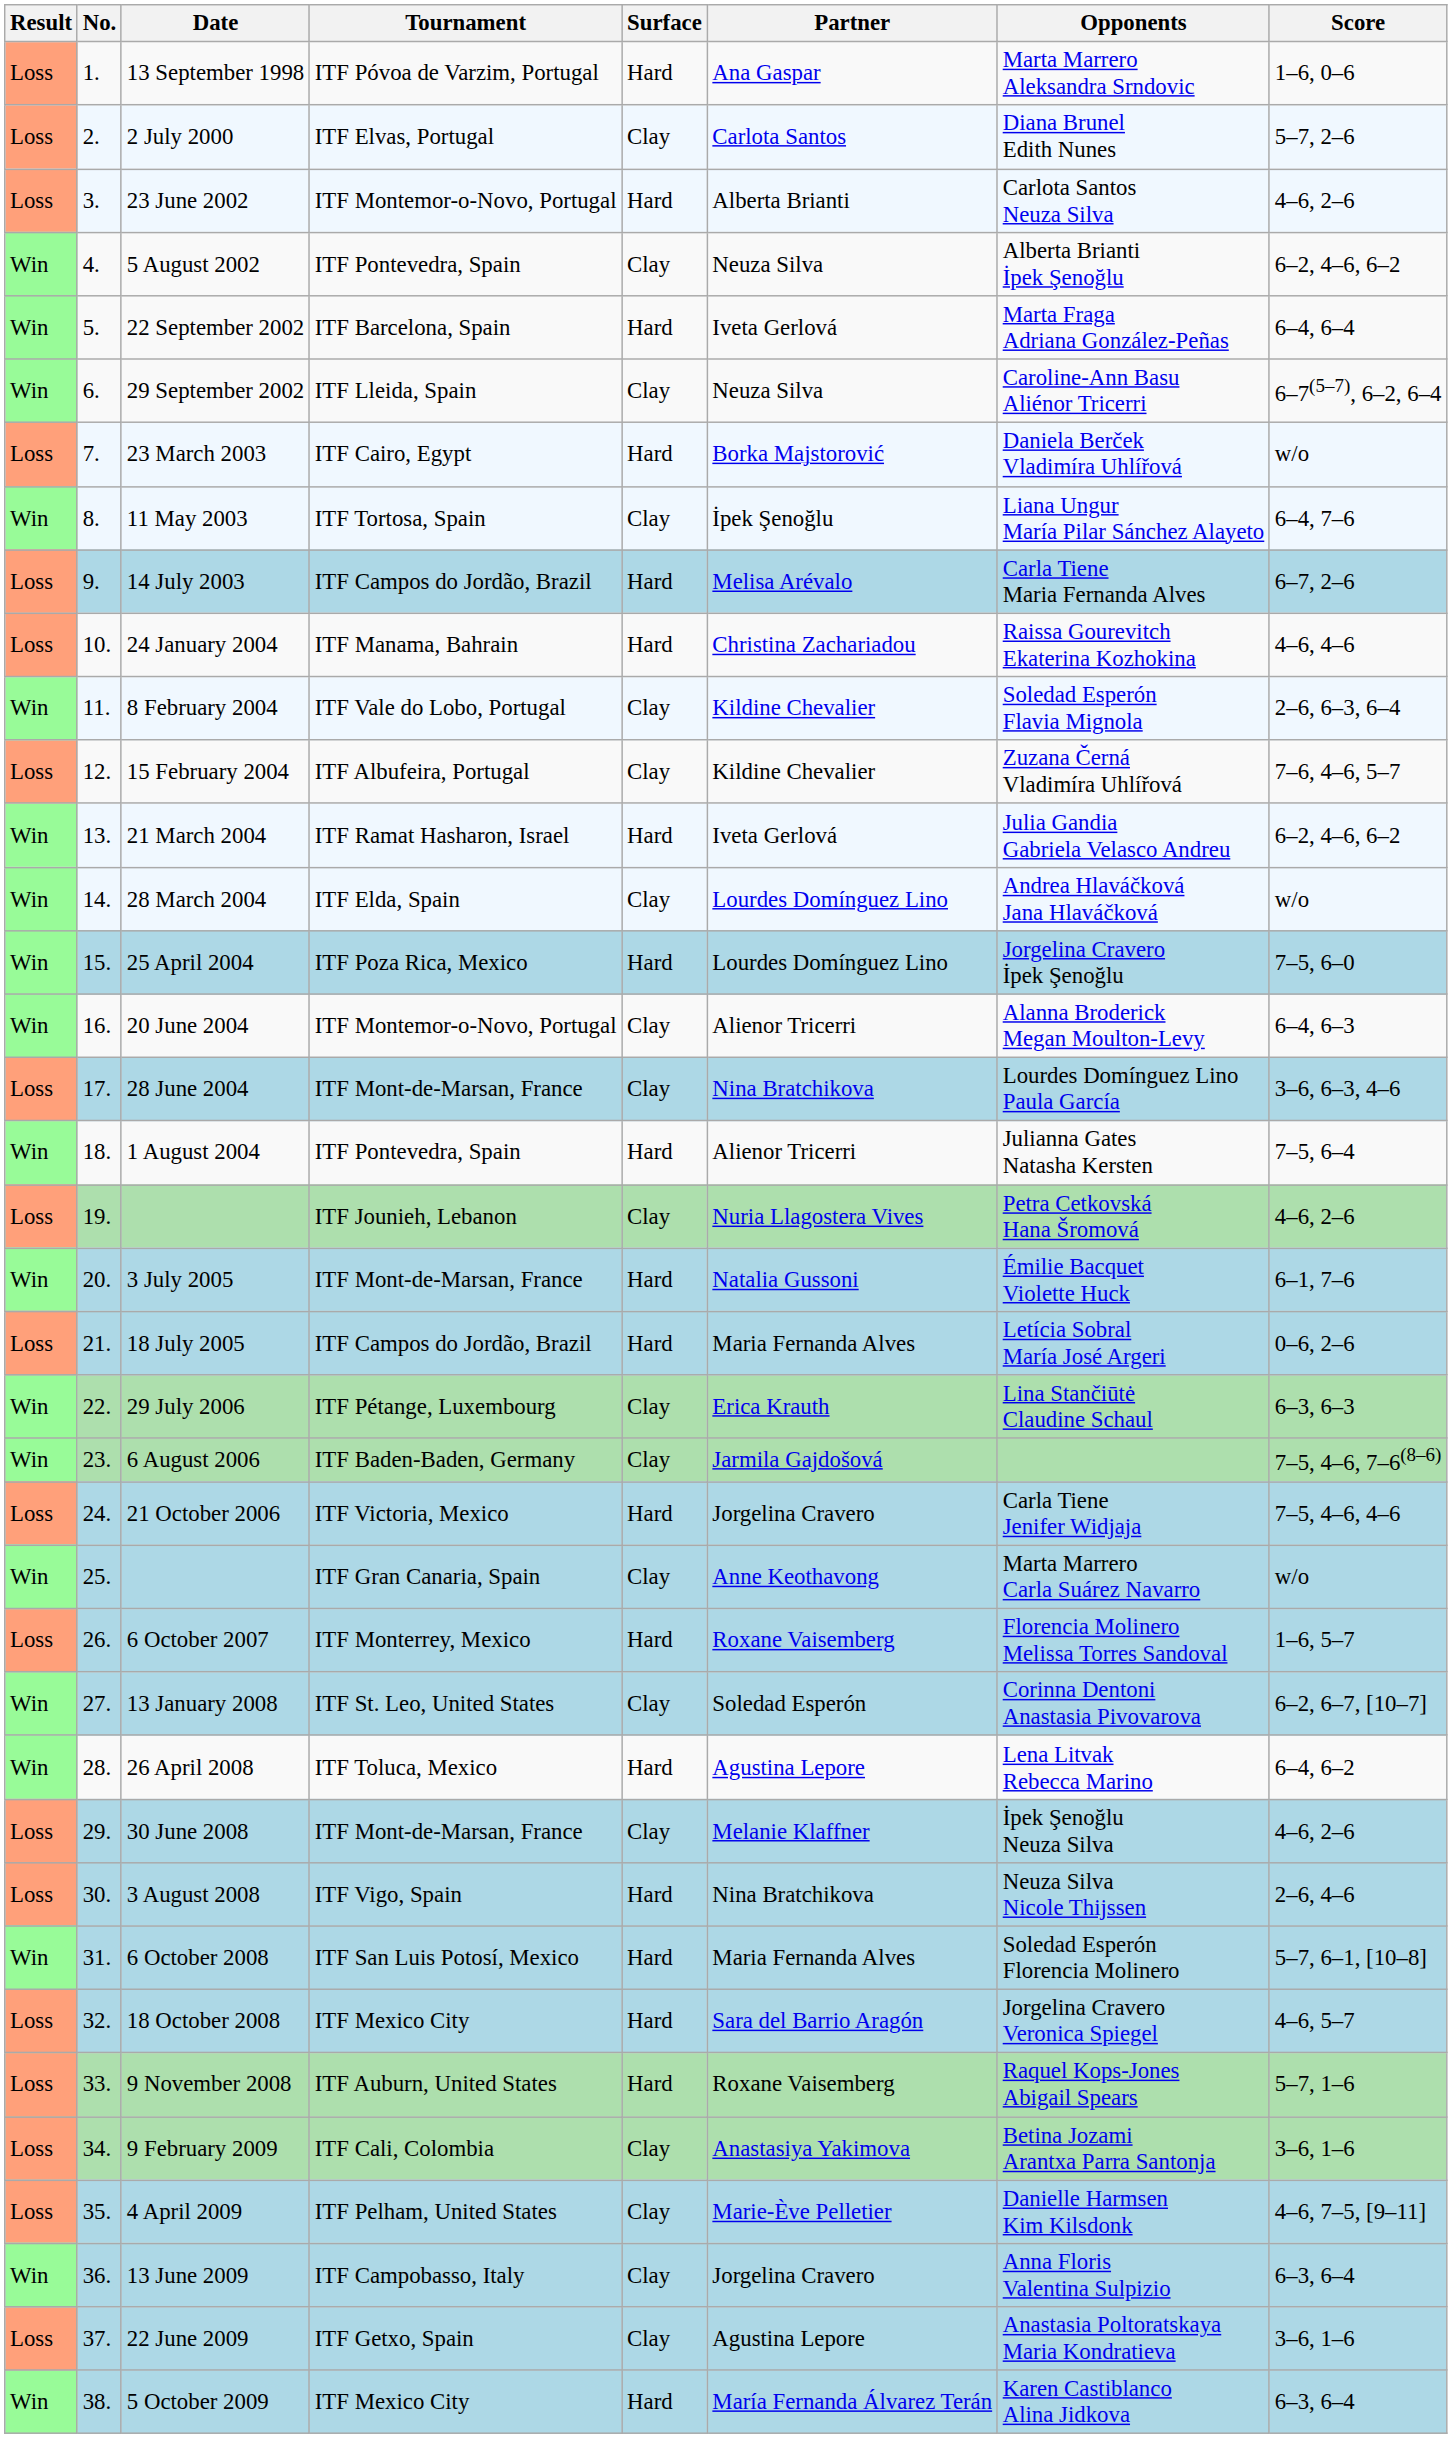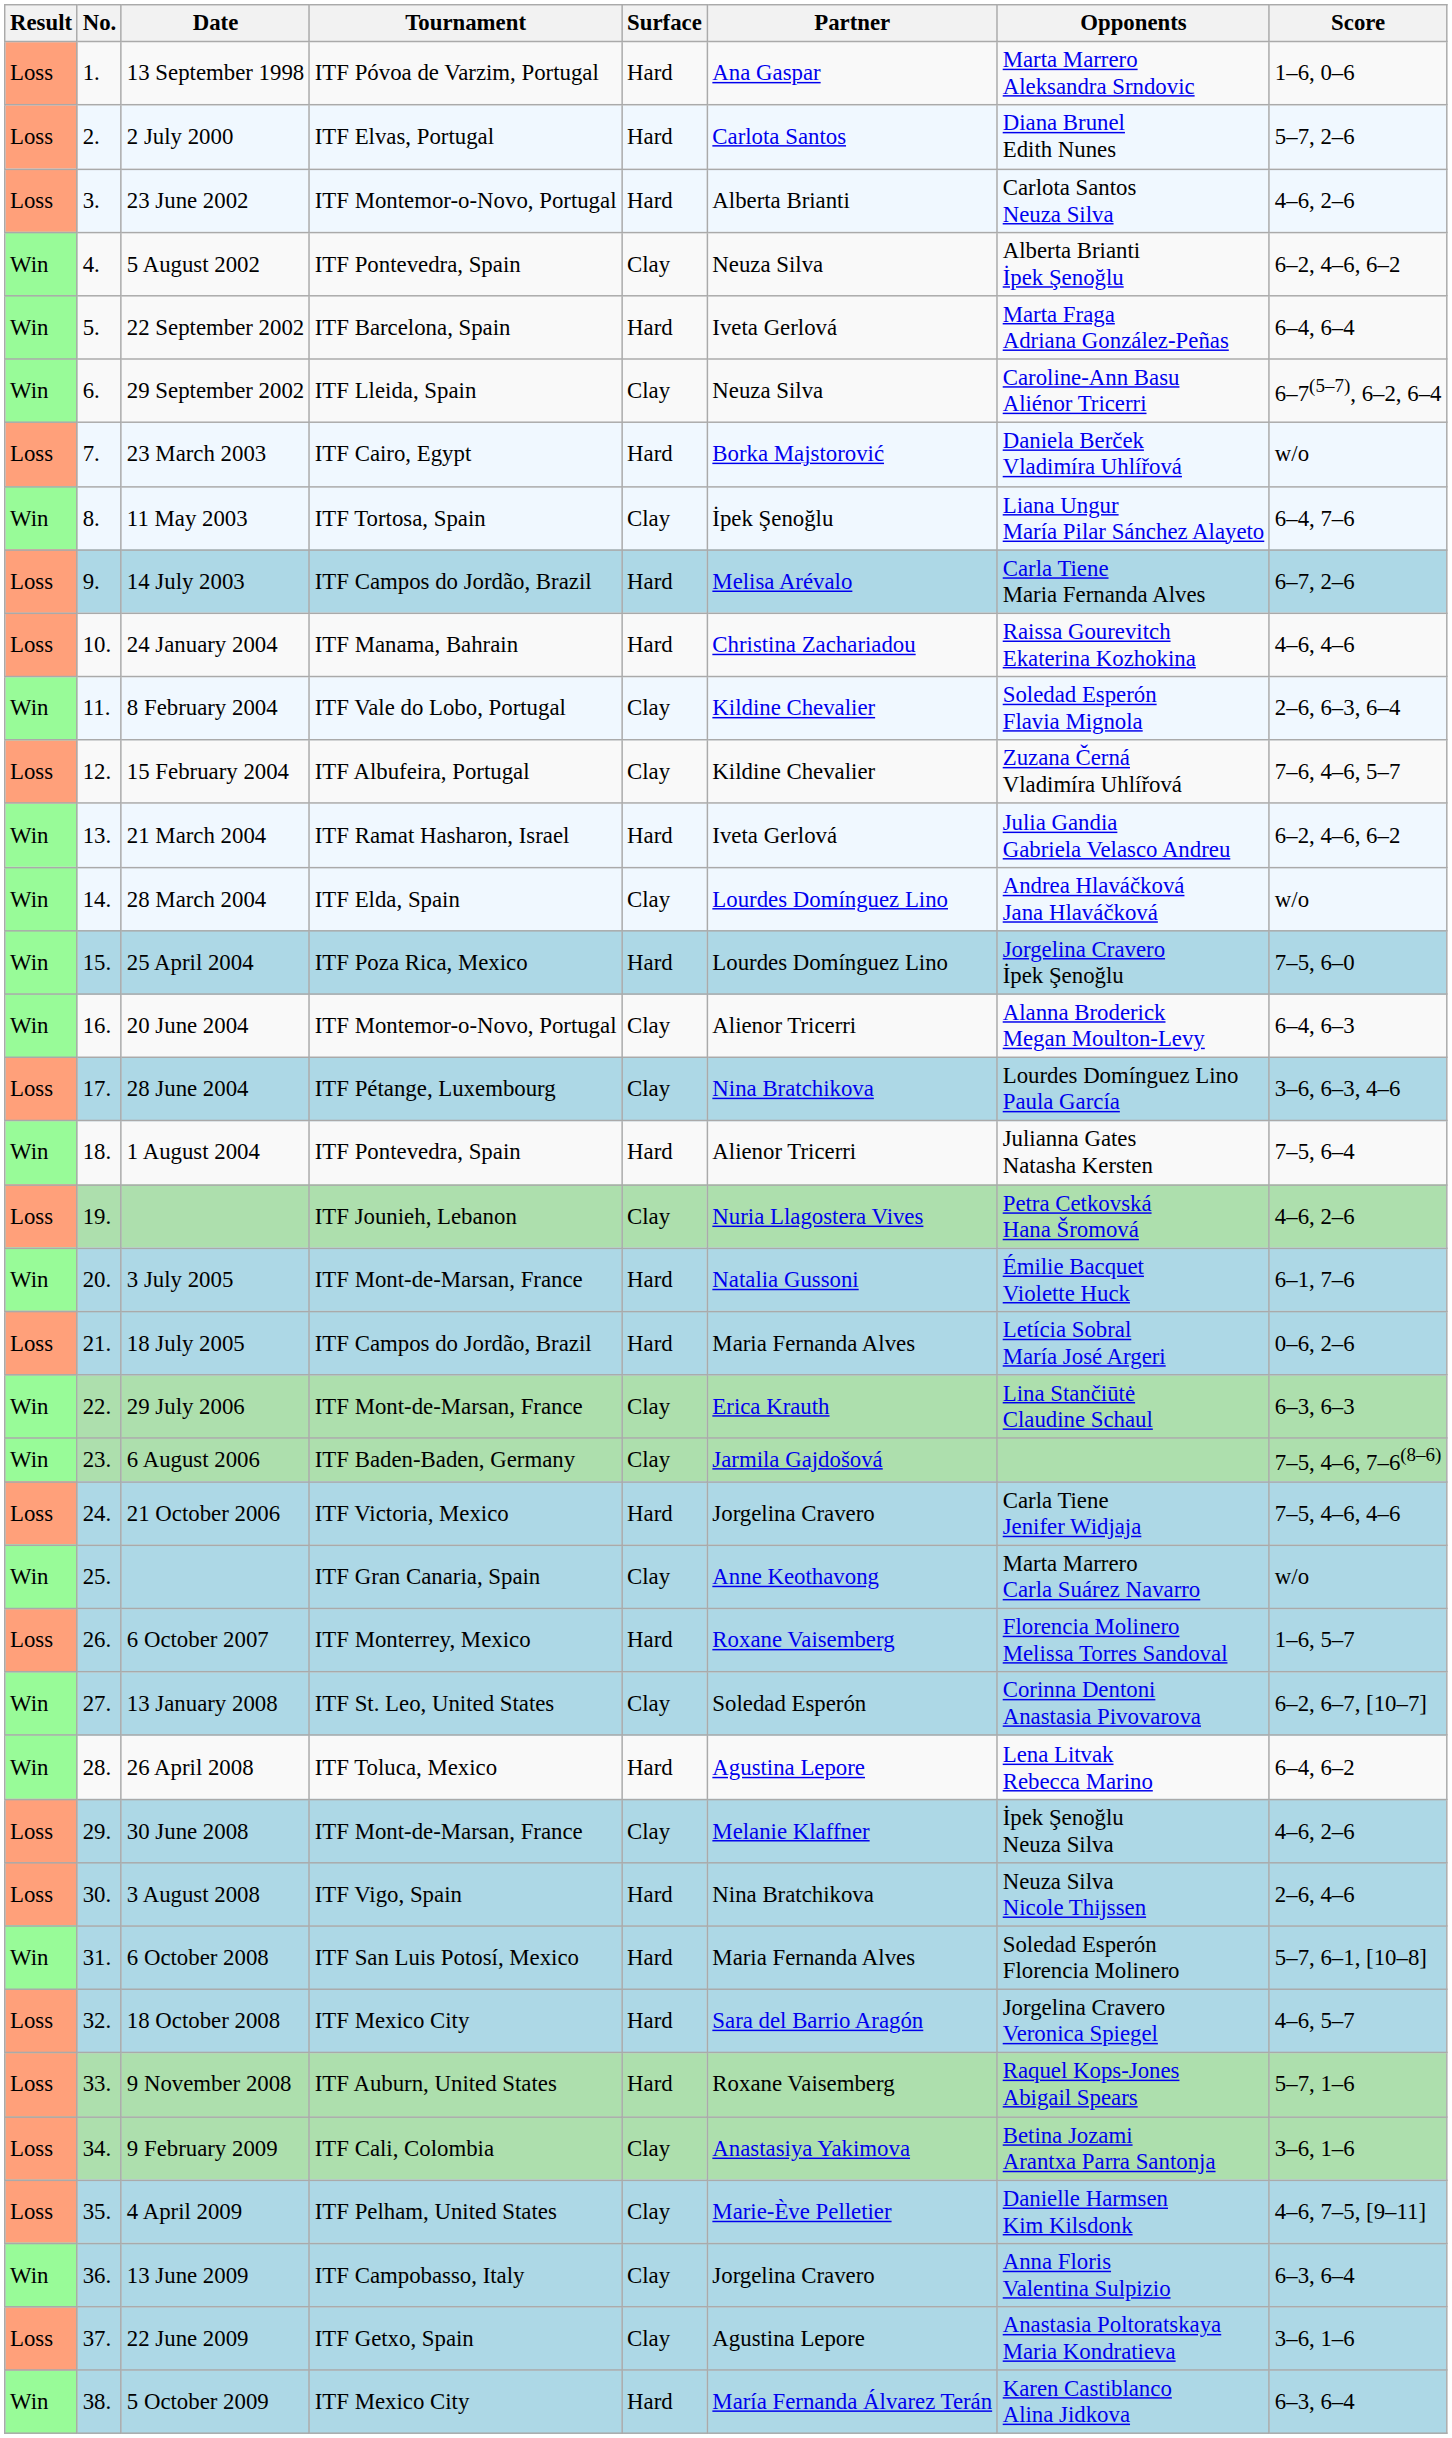(649, 136) Clay -> (650, 136) Hard
(449, 1088) ITF Mont-de-Marsan, France -> (435, 1088) ITF Pétange, Luxembourg
(435, 1405) ITF Pétange, Luxembourg -> (449, 1405) ITF Mont-de-Marsan, France
